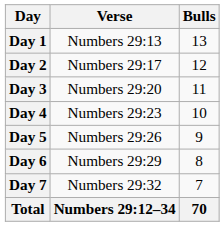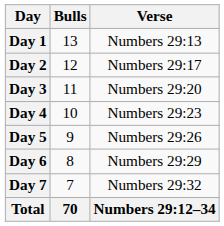columns swapped: (115, 16) <-> (199, 16)
